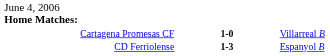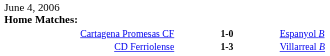(302, 33) Villarreal B -> (302, 33) Espanyol B
(302, 47) Espanyol B -> (302, 47) Villarreal B
